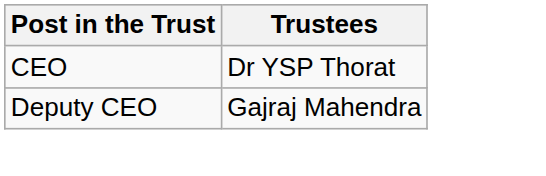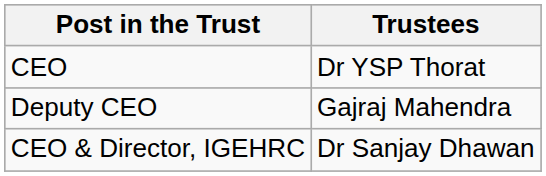+ row: (158, 149)
